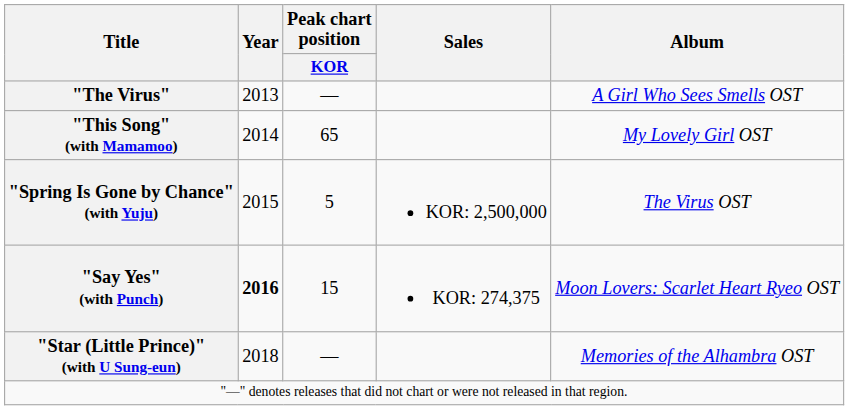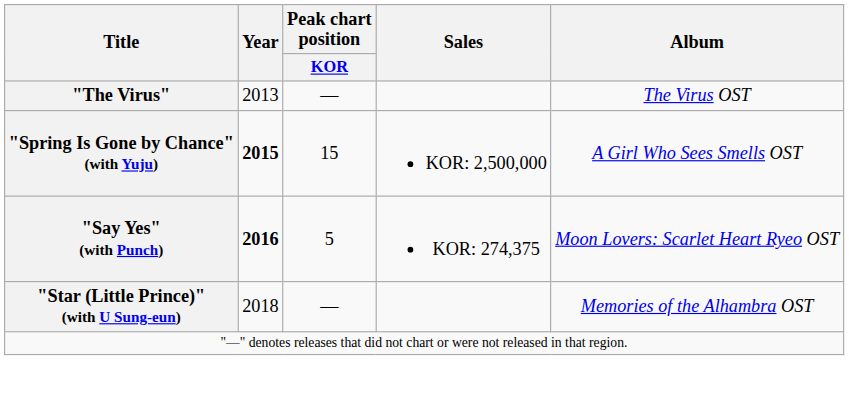(697, 95) A Girl Who Sees Smells OST -> (697, 95) The Virus OST
- row: (121, 134)
(260, 202) normal -> (260, 152) bold
(329, 202) 5 -> (329, 152) 15
(697, 202) The Virus OST -> (697, 152) A Girl Who Sees Smells OST
(329, 288) 15 -> (329, 238) 5
